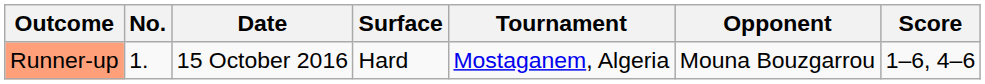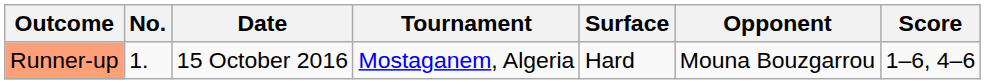columns swapped: (561, 22) <-> (401, 22)
